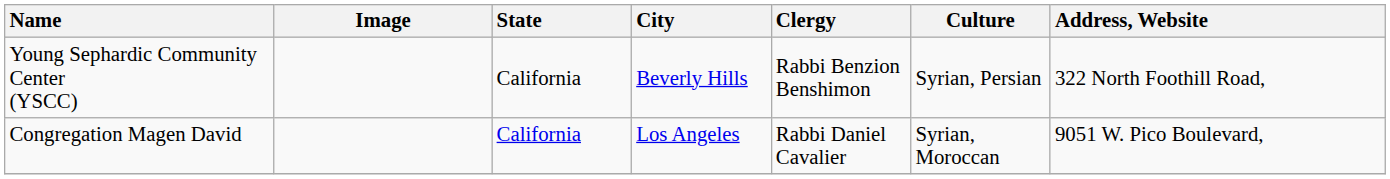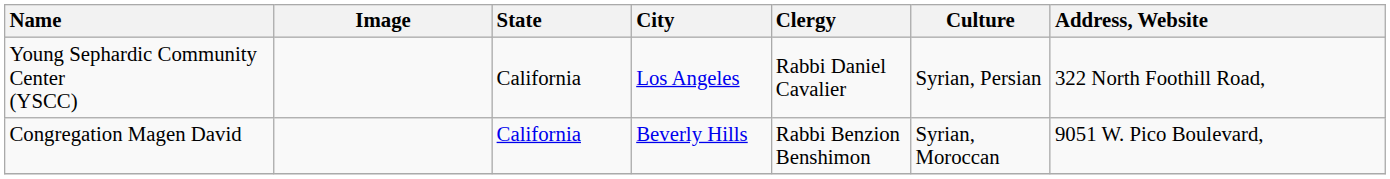(692, 77) Beverly Hills -> (688, 77) Los Angeles
(838, 77) Rabbi Benzion Benshimon -> (831, 77) Rabbi Daniel Cavalier
(688, 133) Los Angeles -> (692, 133) Beverly Hills
(831, 145) Rabbi Daniel Cavalier -> (838, 145) Rabbi Benzion Benshimon
